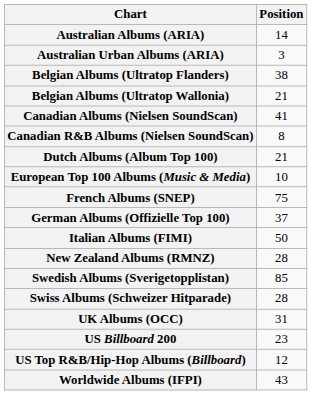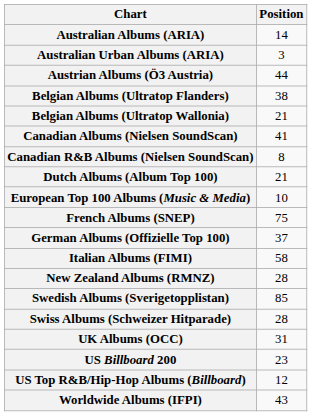+ row: (130, 75)
(281, 237) 50 -> (281, 258) 58
